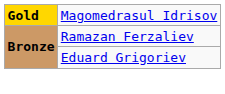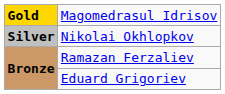+ row: (127, 36)
